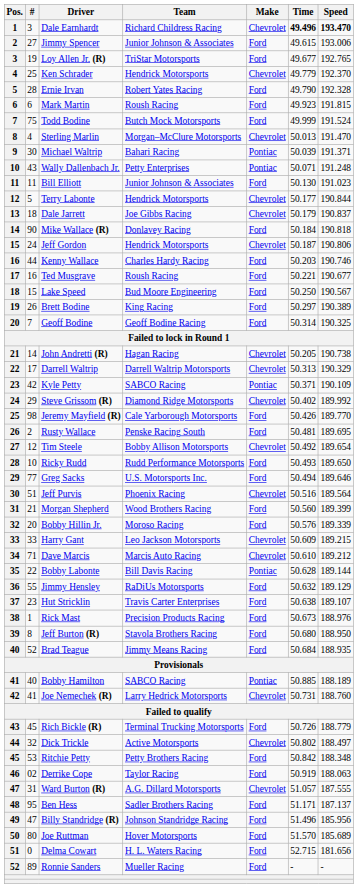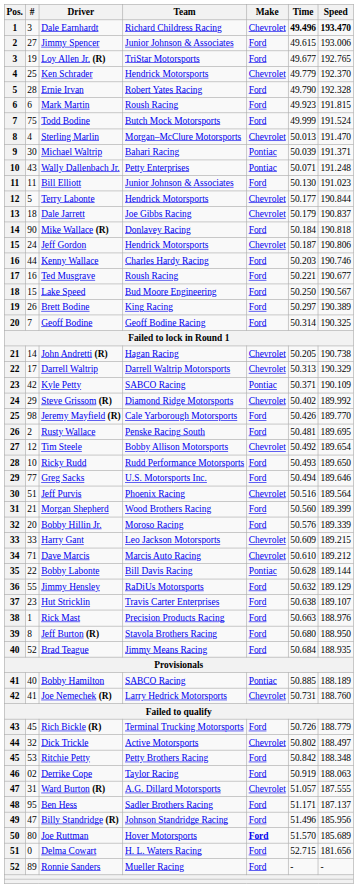(303, 618) 50.673 -> (303, 618) 50.663
(258, 836) normal -> (259, 836) bold
